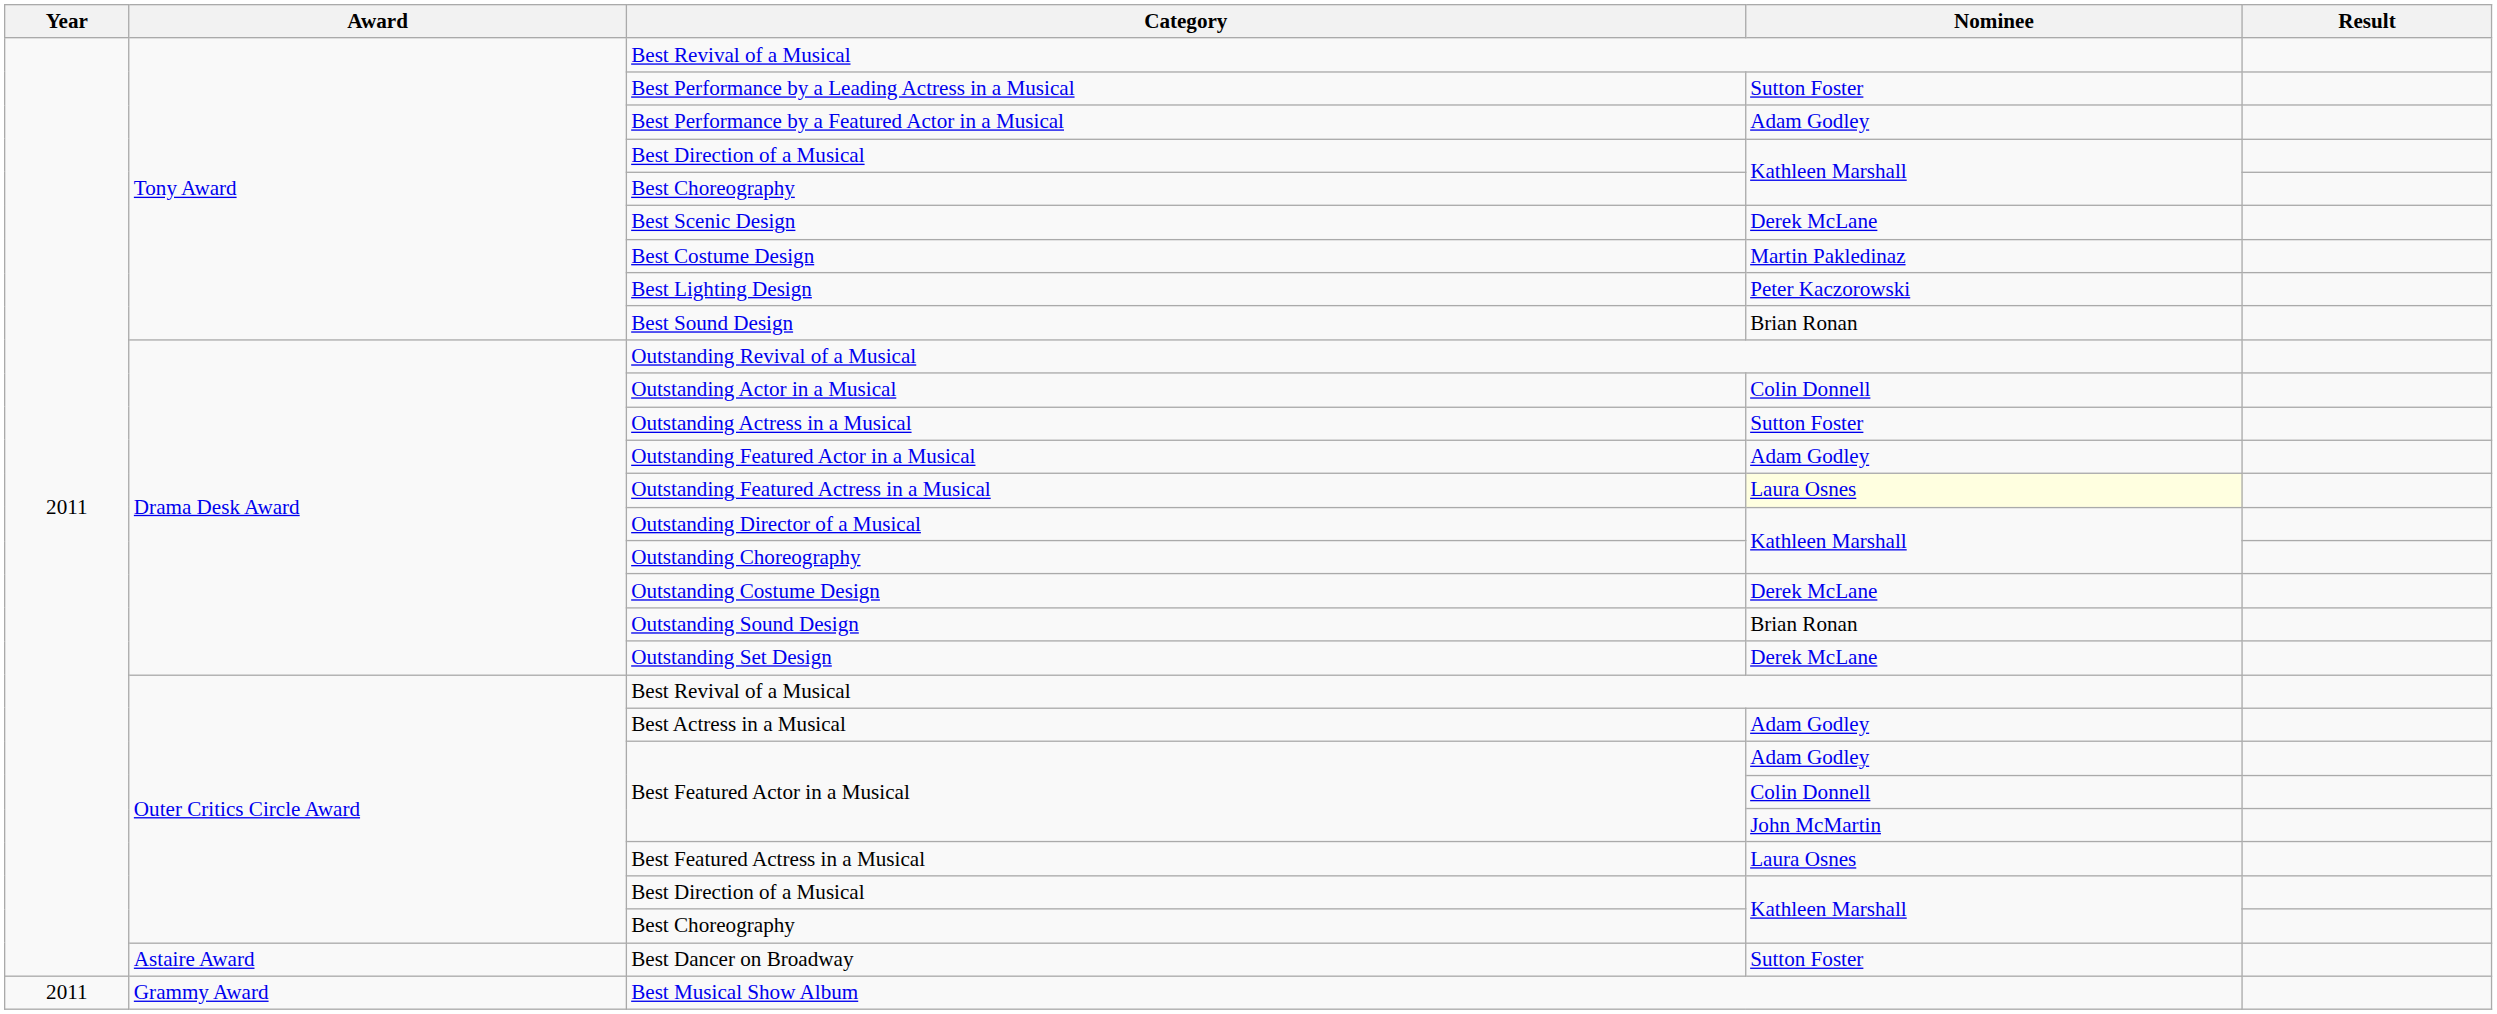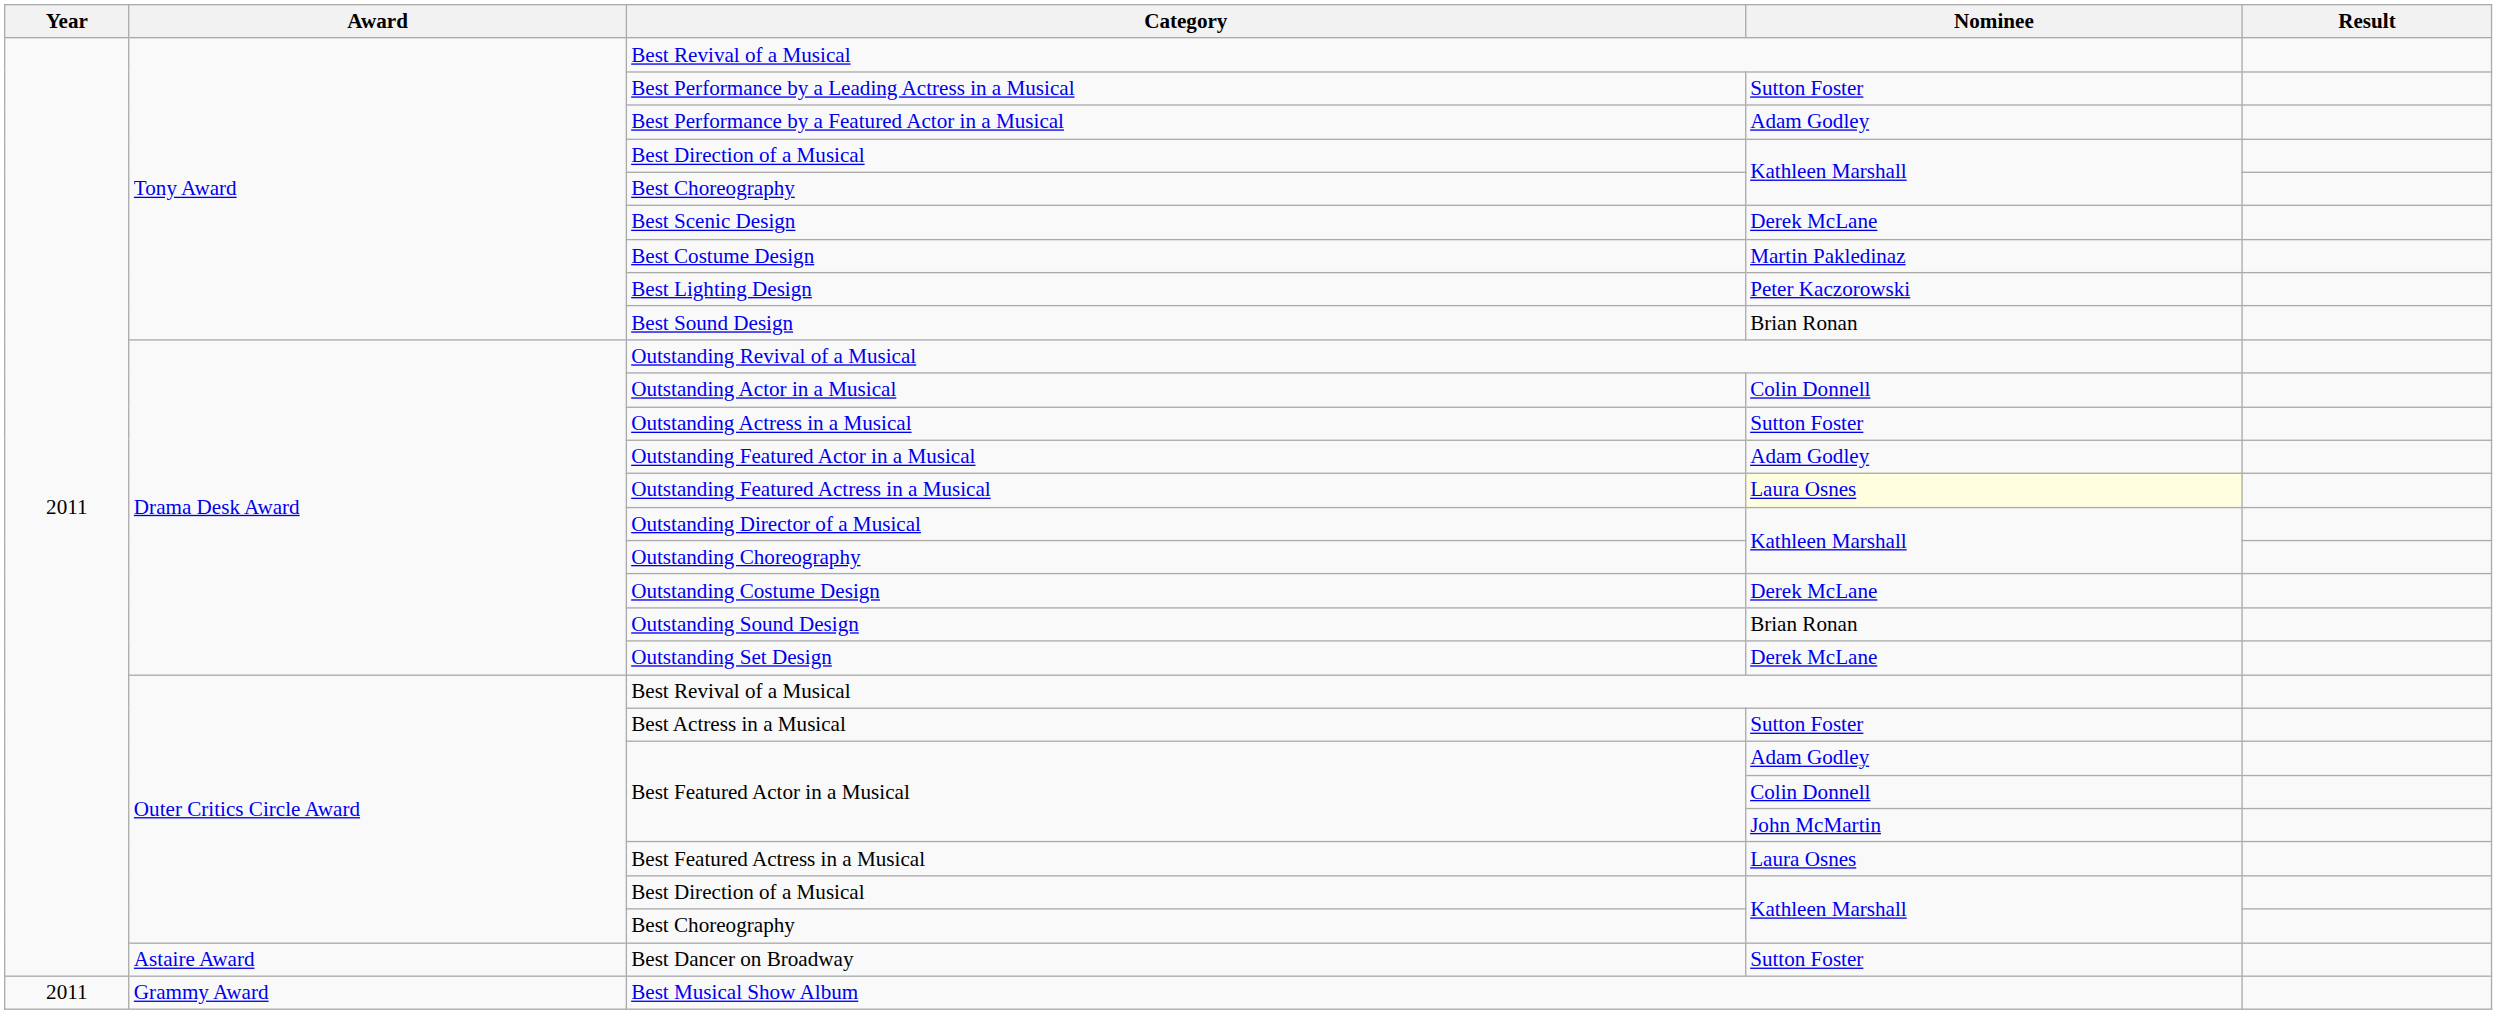(1810, 724) Adam Godley -> (1807, 724) Sutton Foster
